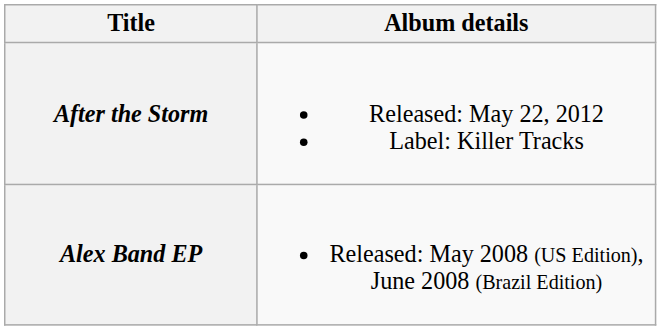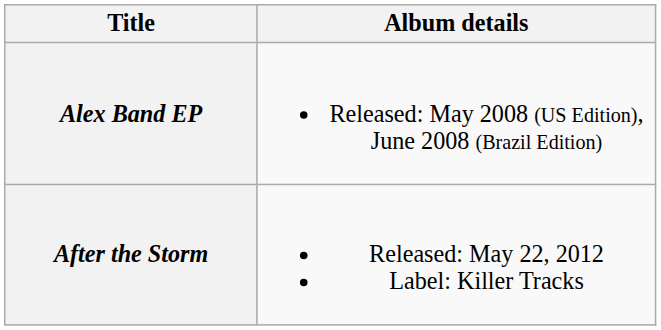rows swapped: (131, 254) <-> (131, 113)
